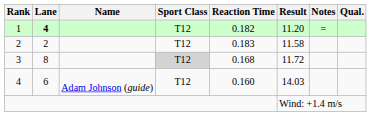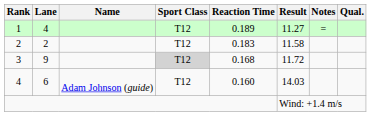(46, 28) bold -> (46, 28) normal
(243, 28) 0.182 -> (243, 28) 0.189
(293, 28) 11.20 -> (293, 28) 11.27
(46, 60) 8 -> (46, 60) 9
